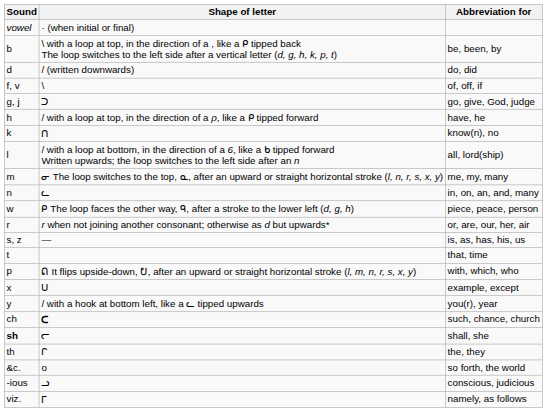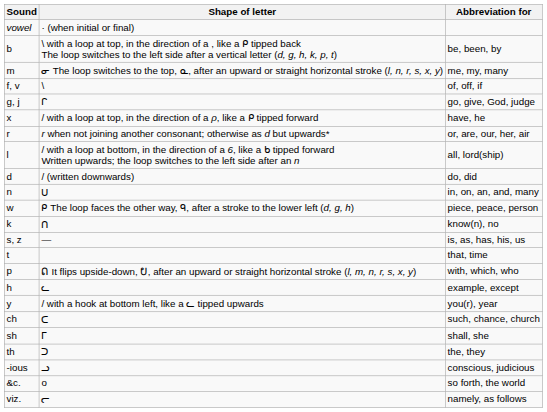rows swapped: (462, 70) <-> (478, 176)
(45, 101) ᑐ -> (44, 102) ᒋ
(9, 117) h -> (9, 118) x
rows swapped: (473, 133) <-> (489, 224)
(46, 193) ᓚ -> (45, 192) ᑌ
(9, 287) x -> (9, 287) h
(45, 287) ᑌ -> (46, 287) ᓚ
(45, 320) bold -> (45, 320) normal
(12, 335) bold -> (12, 335) normal
(46, 336) ᓕ -> (44, 336) ᒥ
(44, 352) ᒋ -> (45, 352) ᑐ
rows swapped: (491, 383) <-> (486, 367)
(44, 399) ᒥ -> (46, 399) ᓕ
